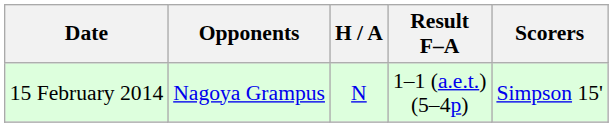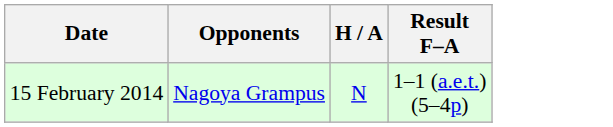- column: (550, 33)
